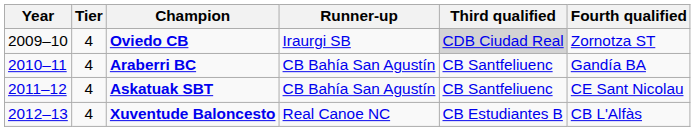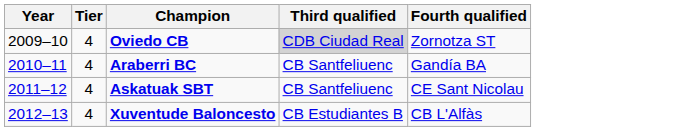- column: (359, 16)
